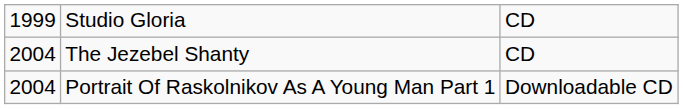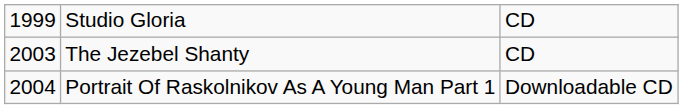(33, 53) 2004 -> (33, 53) 2003
